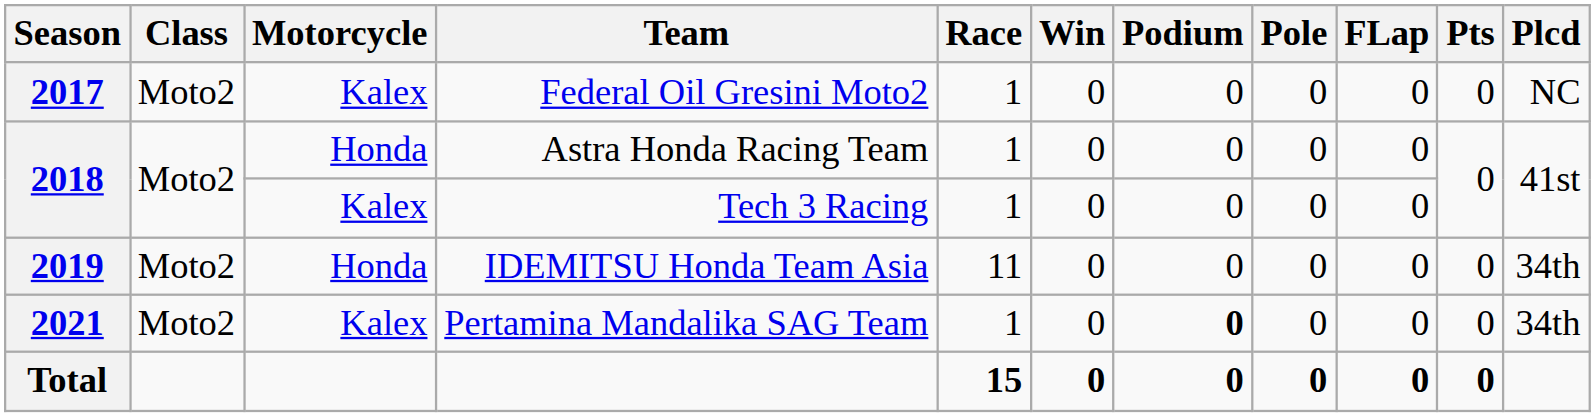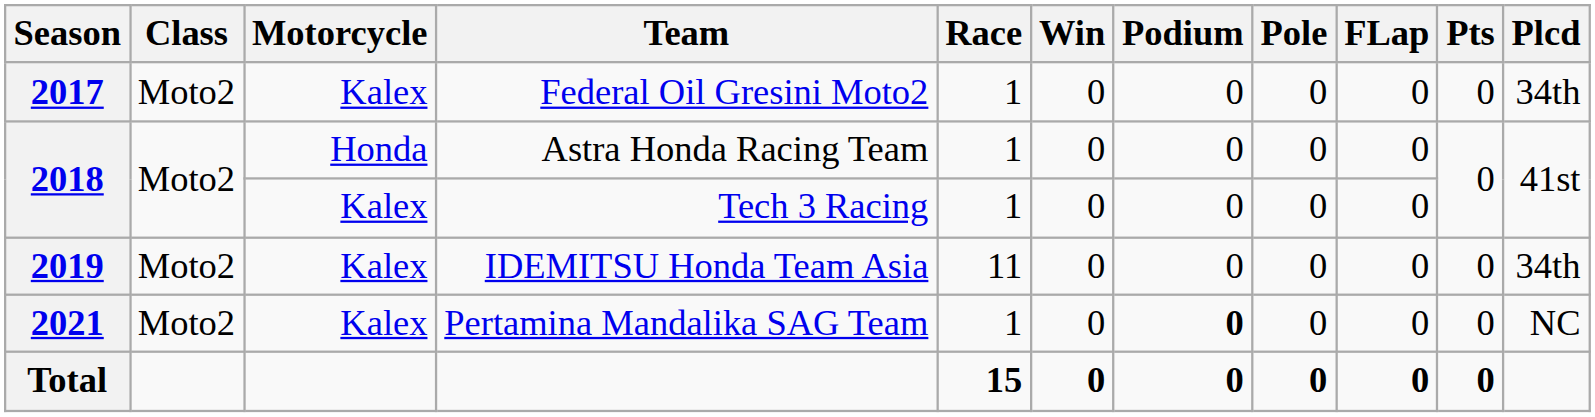(1555, 91) NC -> (1548, 91) 34th
(379, 264) Honda -> (384, 264) Kalex
(1548, 322) 34th -> (1555, 322) NC
